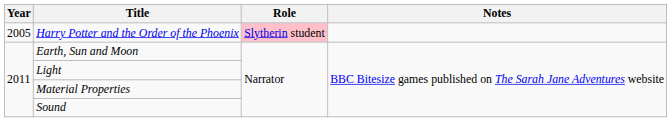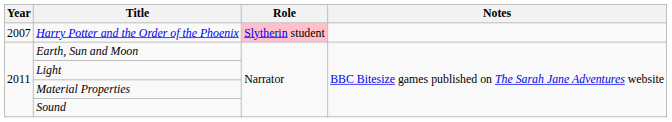(19, 32) 2005 -> (19, 32) 2007
